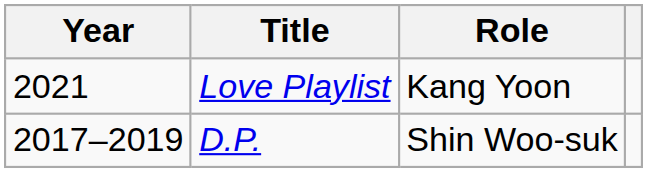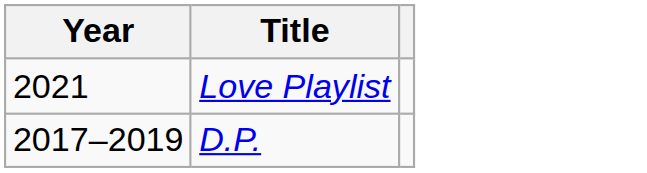- column: (512, 31)
